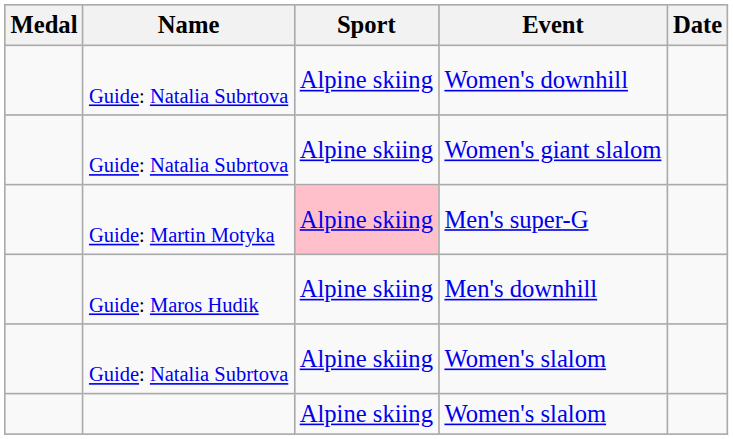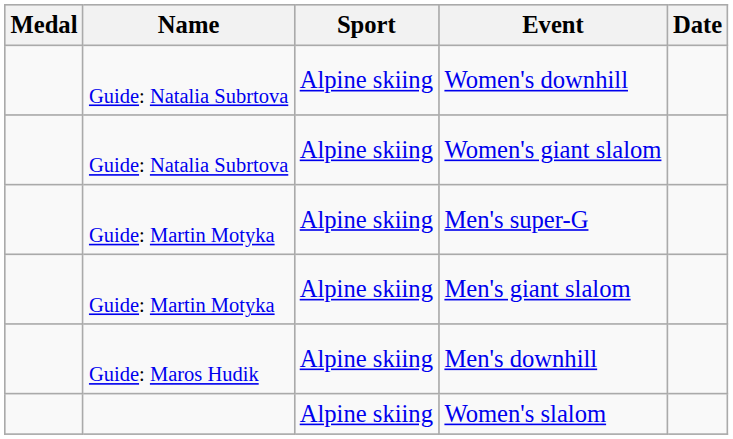(366, 219) pink background -> (366, 219) no background
+ row: (182, 306)
- row: (189, 376)
